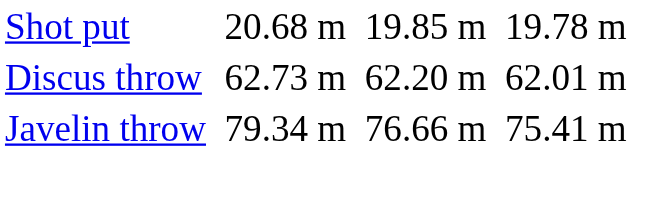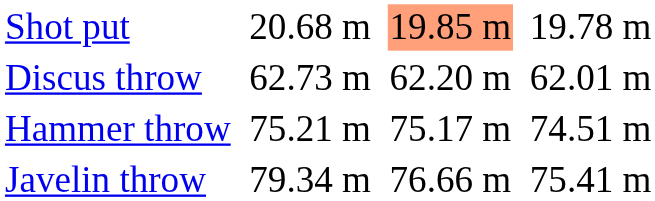(426, 26) no background -> (450, 26) lightsalmon background
+ row: (118, 128)
